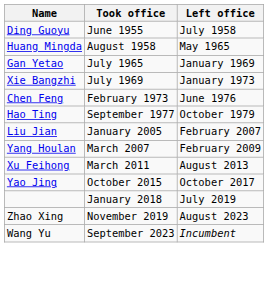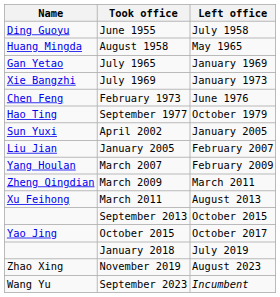+ row: (131, 132)
+ row: (131, 182)
+ row: (143, 216)
